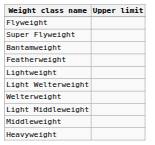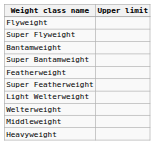+ row: (48, 60)
+ row: (50, 85)
- row: (31, 73)
- row: (48, 110)
